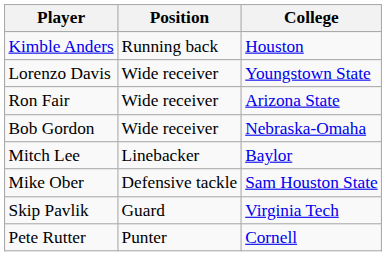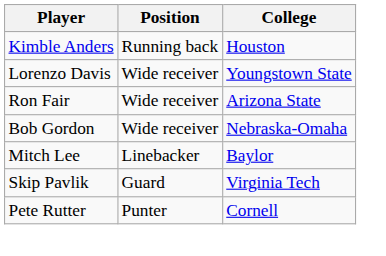- row: (46, 182)
